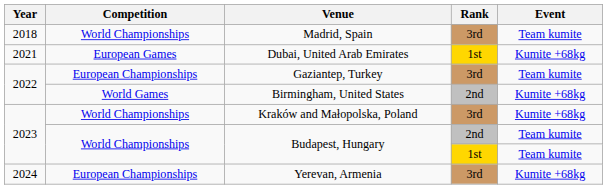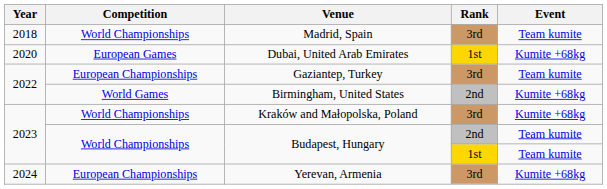(25, 54) 2021 -> (25, 54) 2020
